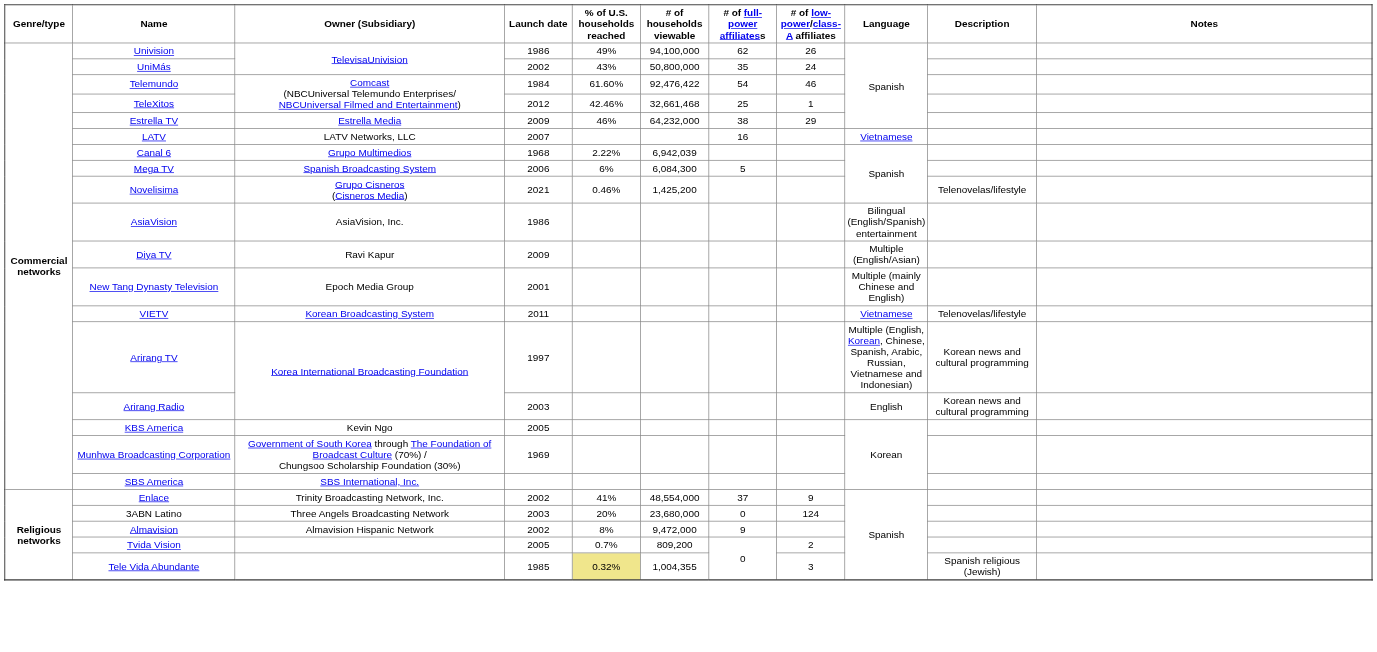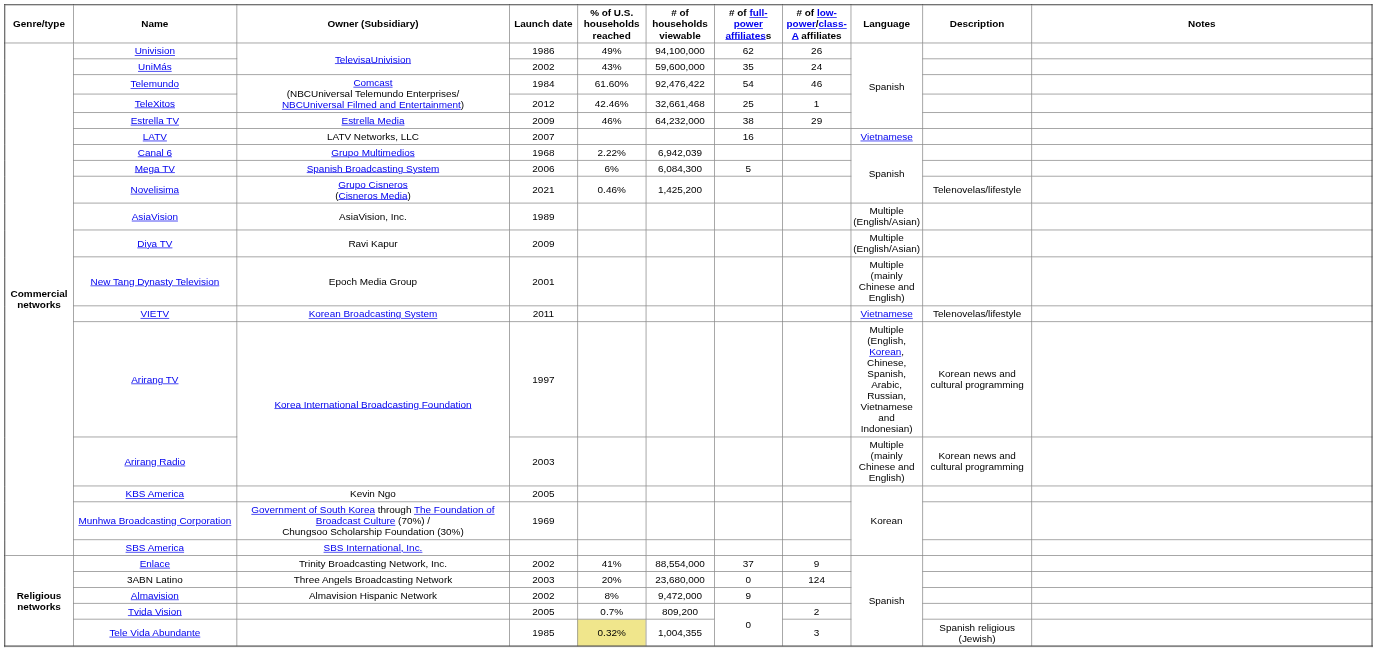(675, 67) 50,800,000 -> (680, 67) 59,600,000
(538, 222) 1986 -> (543, 217) 1989
(886, 222) Bilingual (English/Spanish) entertainment -> (887, 217) Multiple (English/Asian)
(886, 406) English -> (887, 461) Multiple (mainly Chinese and English)
(675, 497) 48,554,000 -> (680, 564) 88,554,000
